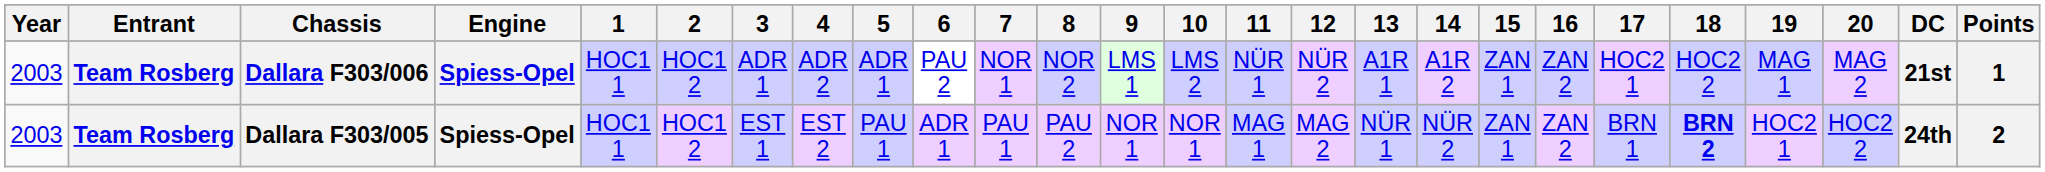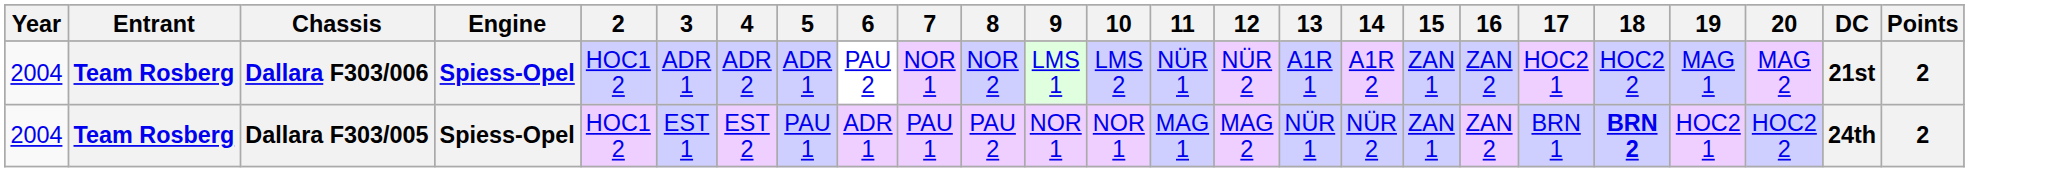- column: (618, 23)
(36, 73) 2003 -> (36, 73) 2004
(1999, 73) 1 -> (1923, 73) 2
(36, 135) 2003 -> (36, 135) 2004
